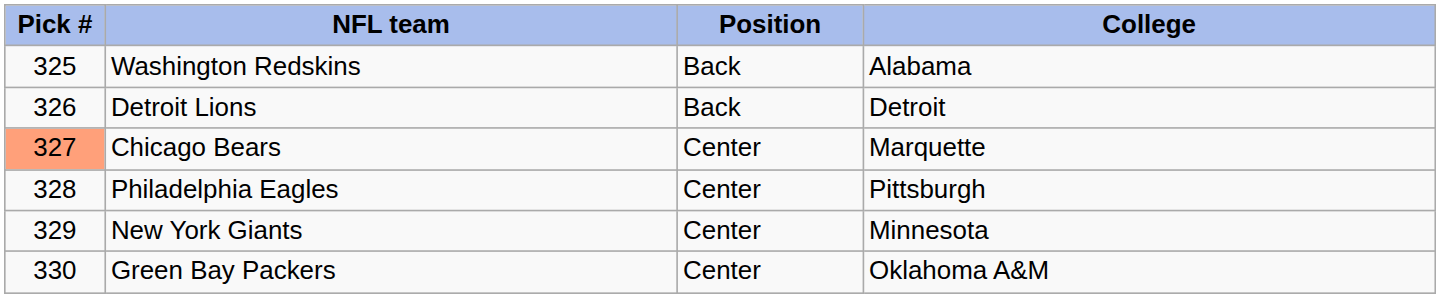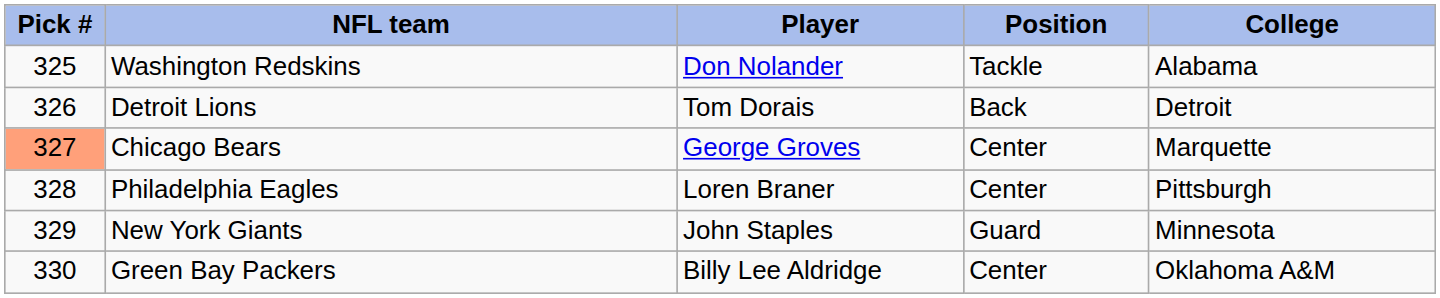+ column: (820, 25)
(712, 66) Back -> (1006, 66) Tackle
(722, 230) Center -> (1005, 230) Guard
